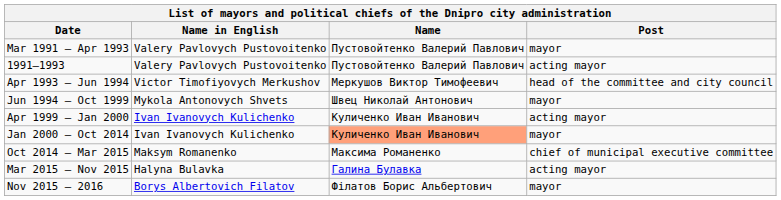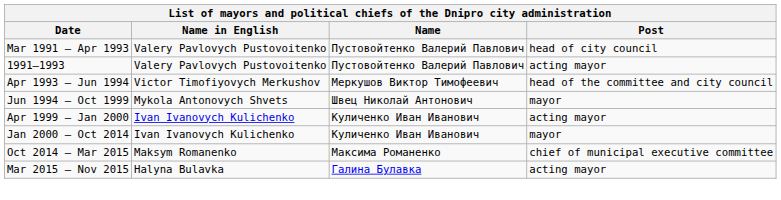(545, 48) mayor -> (593, 48) head of city council
(405, 135) lightsalmon background -> (405, 135) no background
- row: (55, 187)
